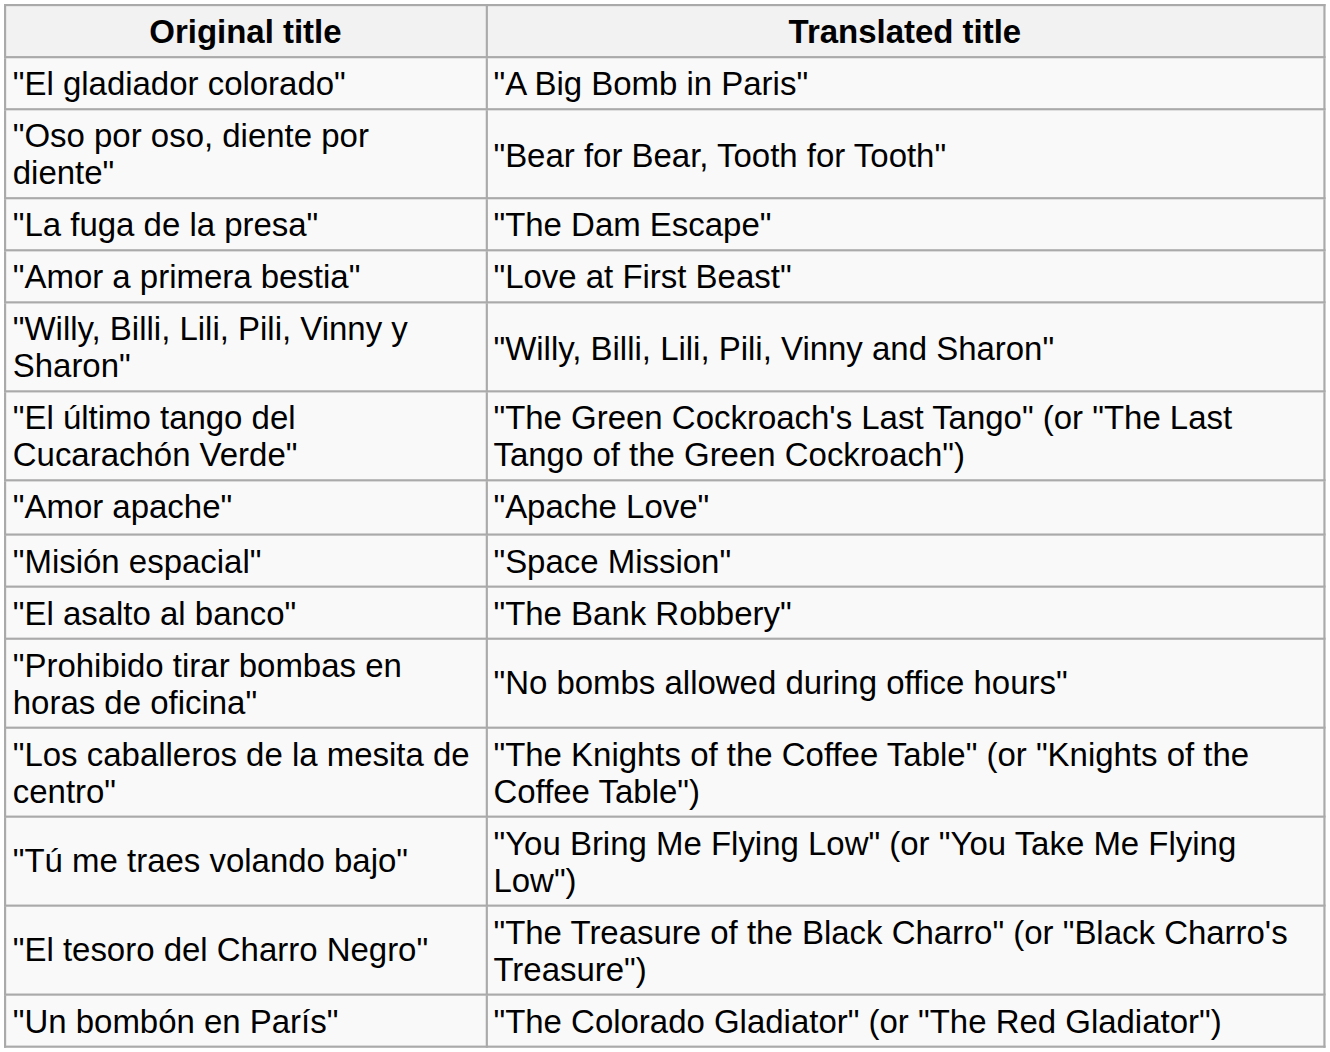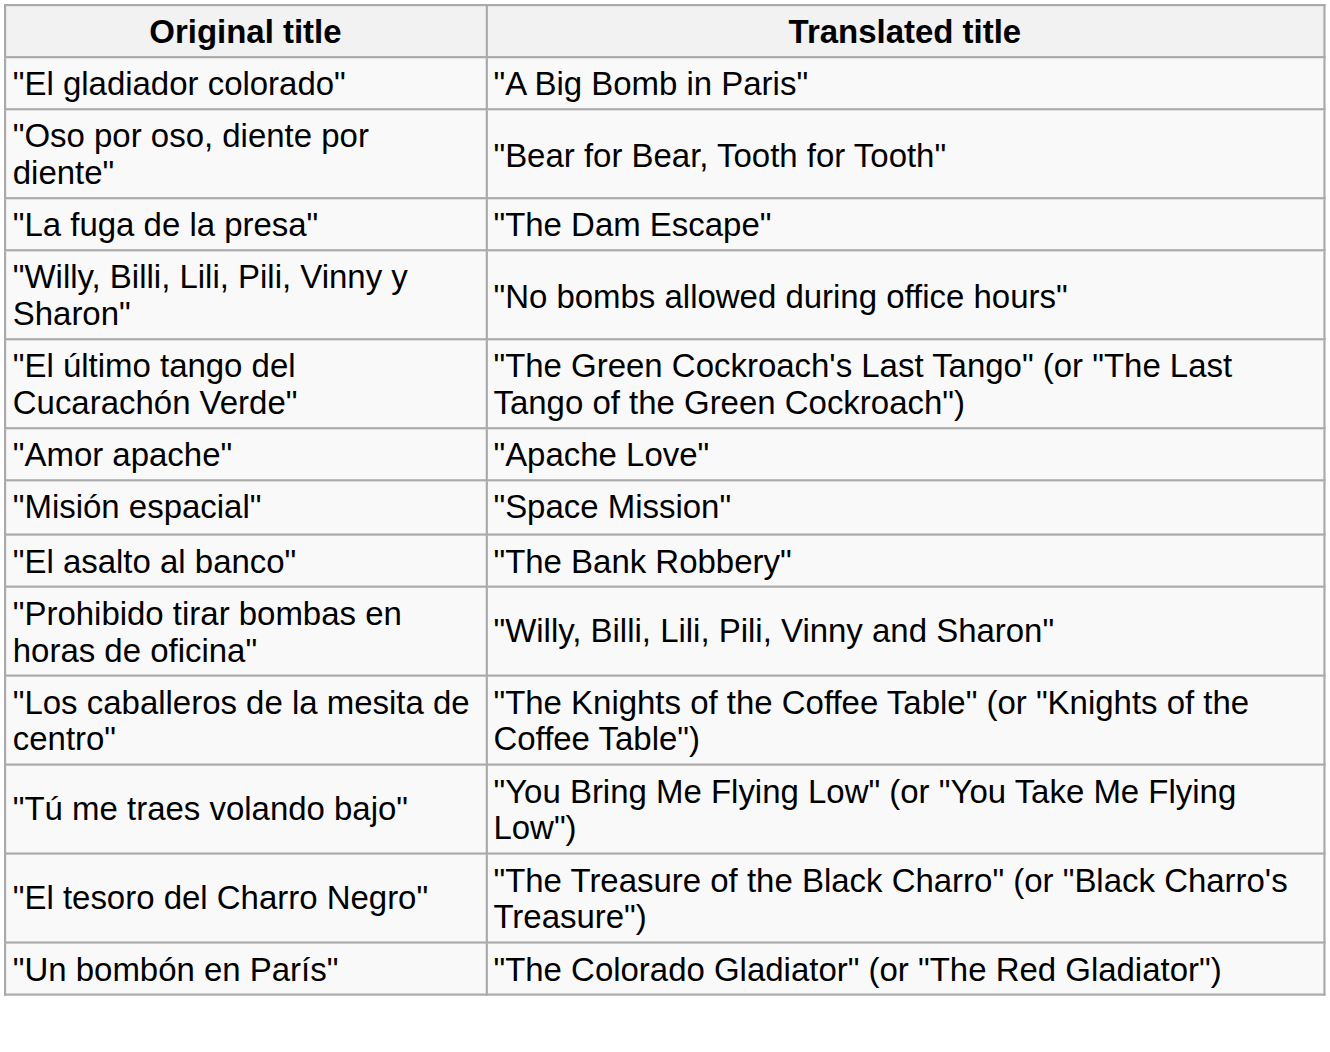- row: (187, 277)
(774, 348) "Willy, Billi, Lili, Pili, Vinny and Sharon" -> (781, 296) "No bombs allowed during office hours"
(781, 683) "No bombs allowed during office hours" -> (774, 630) "Willy, Billi, Lili, Pili, Vinny and Sharon"
